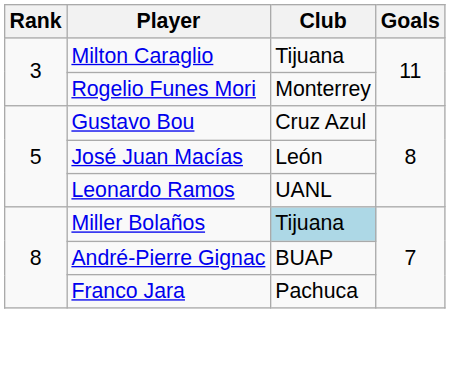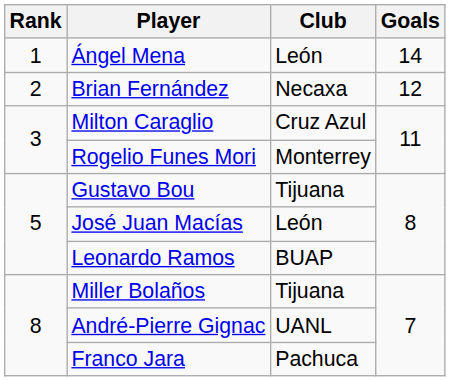+ row: (128, 55)
+ row: (150, 88)
(310, 55) Tijuana -> (321, 122) Cruz Azul
(321, 122) Cruz Azul -> (310, 190) Tijuana
(304, 190) UANL -> (304, 257) BUAP
(310, 223) lightblue background -> (310, 291) no background
(304, 257) BUAP -> (304, 325) UANL
